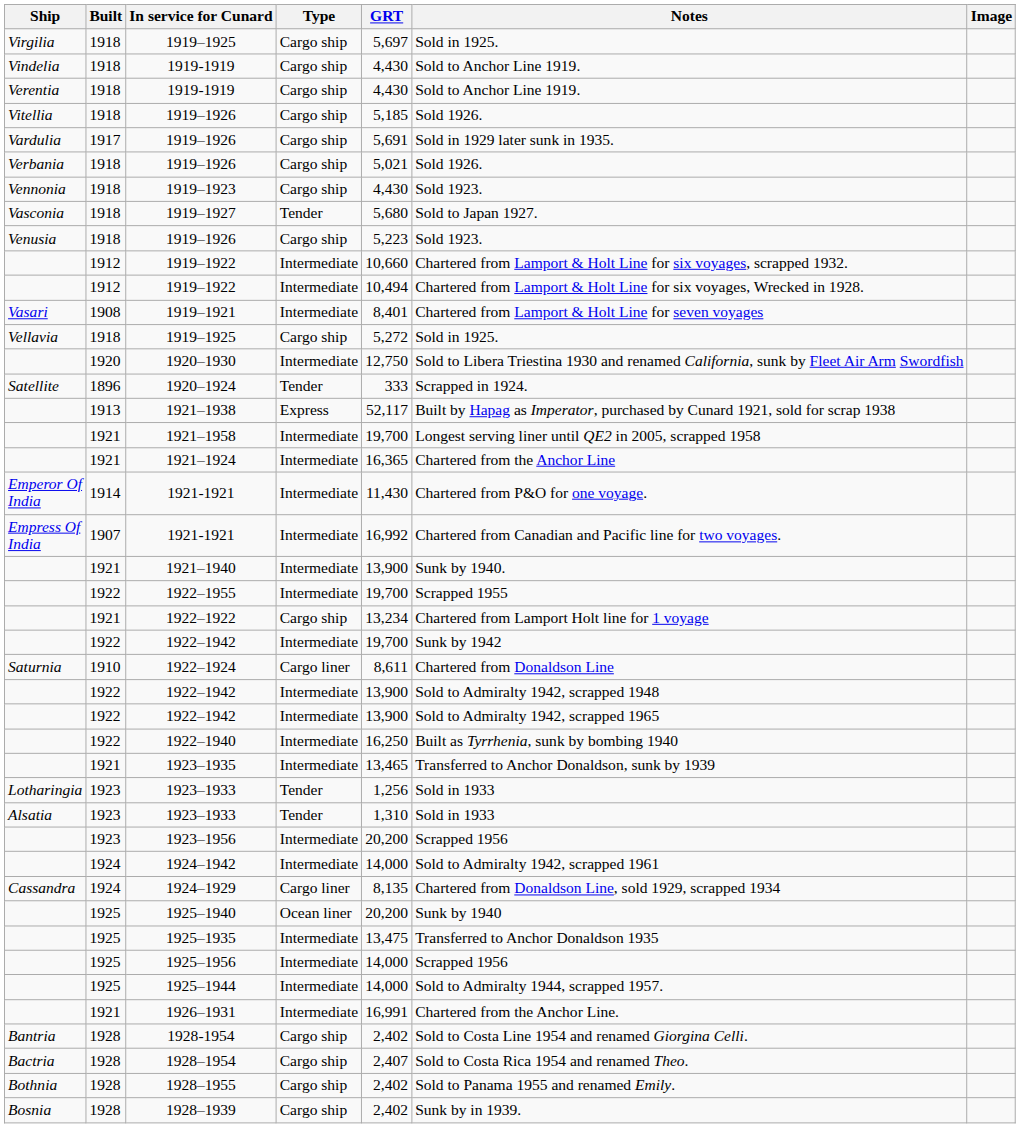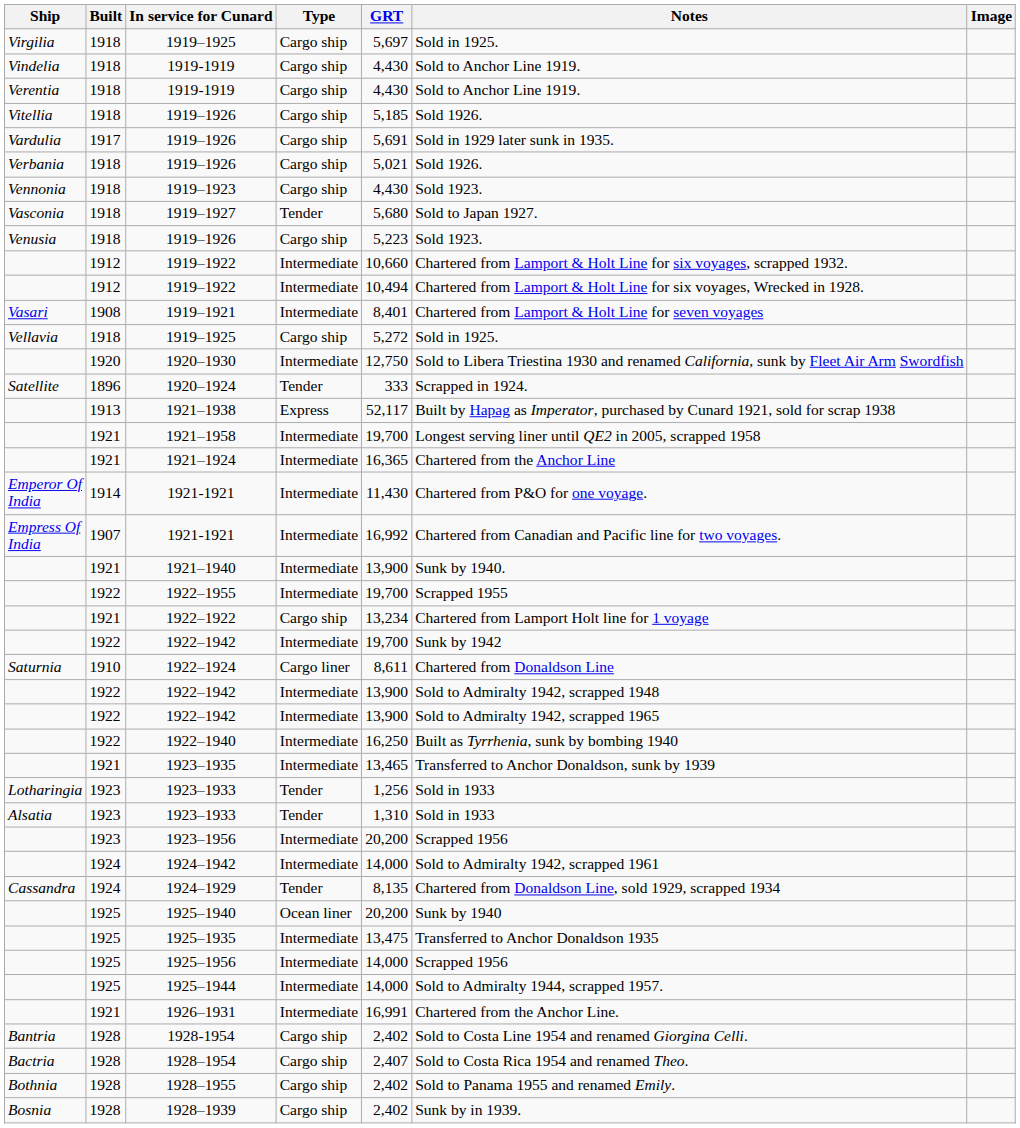(315, 888) Cargo liner -> (301, 888) Tender
